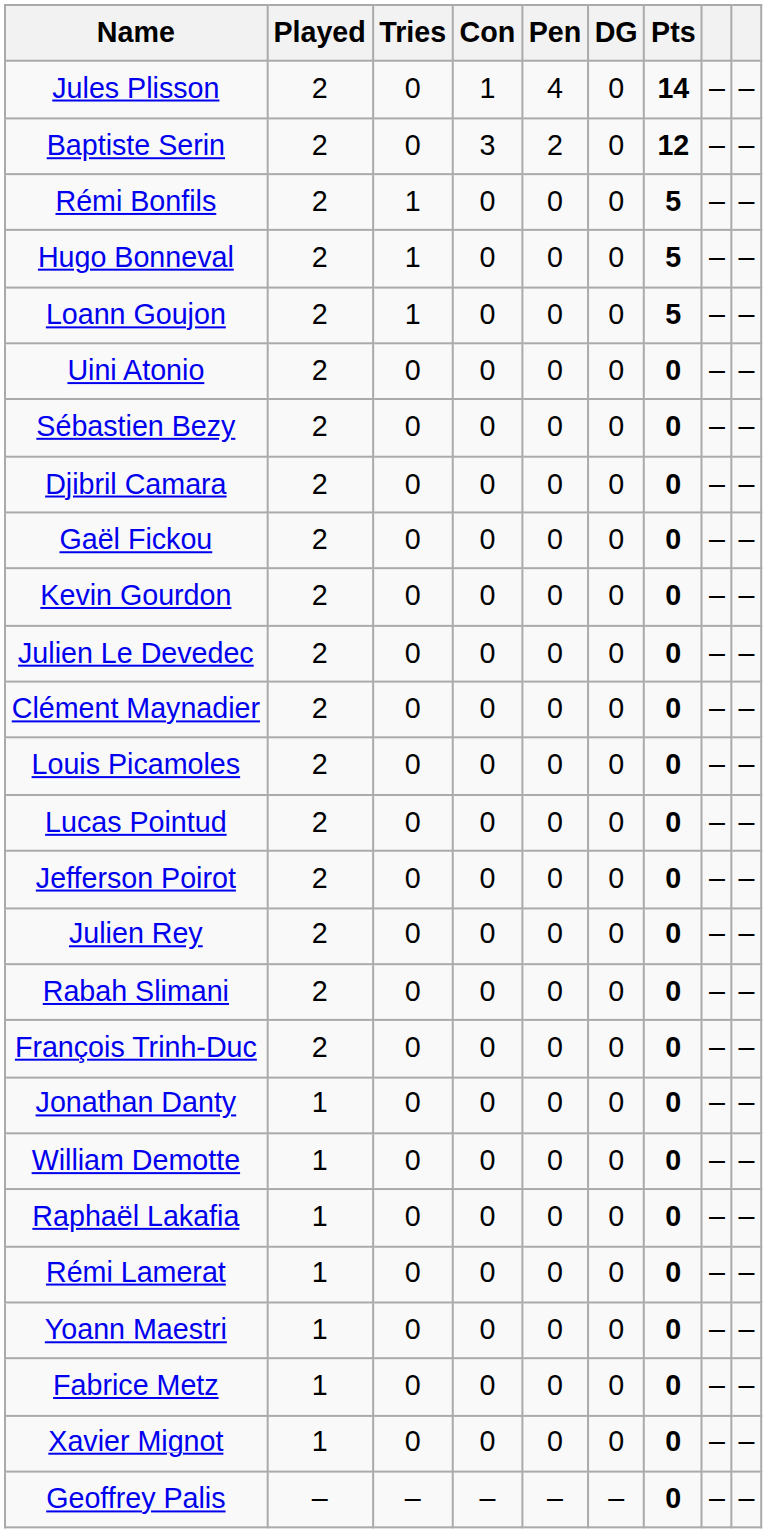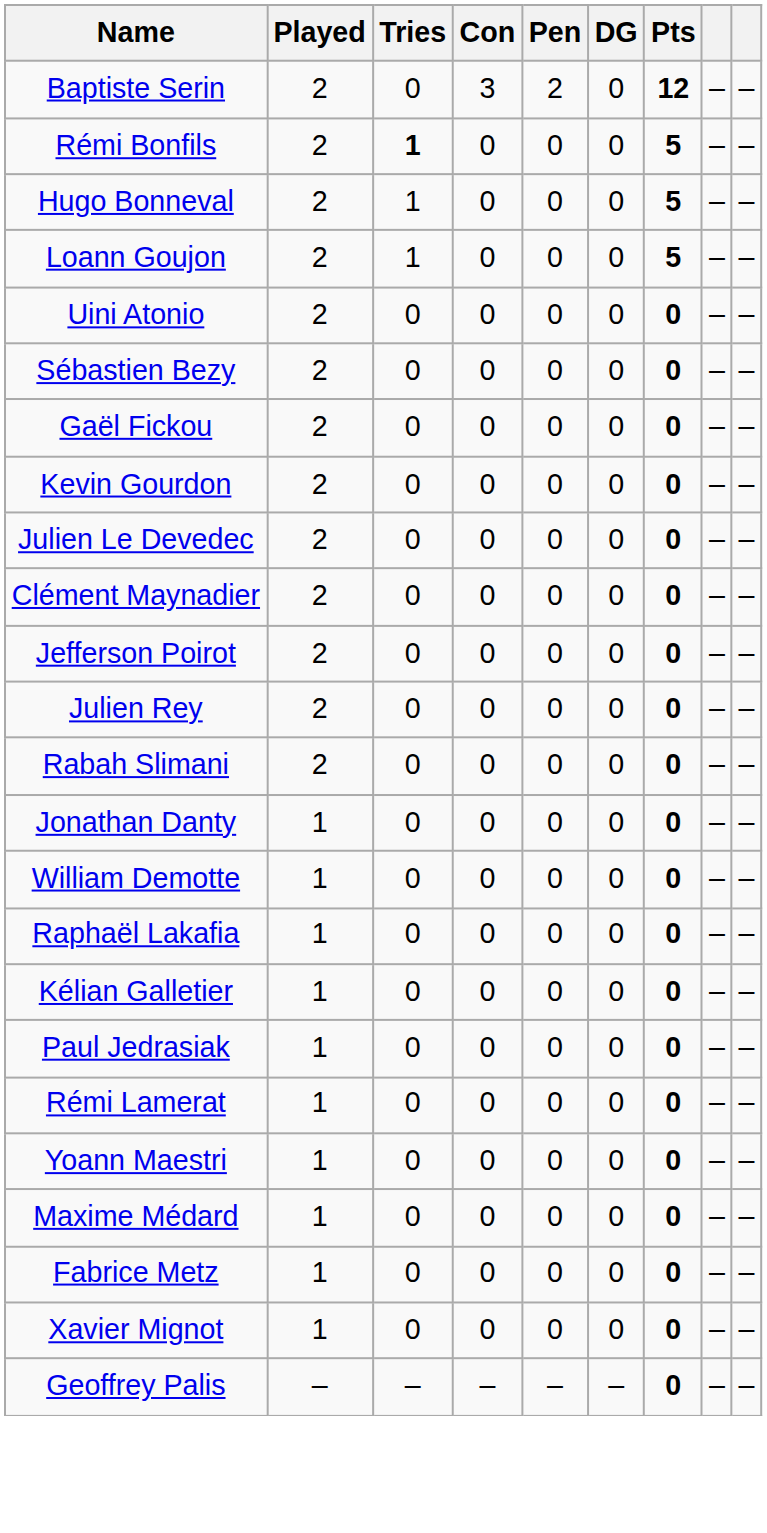- row: (136, 88)
(413, 201) normal -> (413, 145) bold
- row: (136, 483)
- row: (136, 765)
- row: (136, 822)
- row: (136, 1047)
+ row: (136, 991)
+ row: (136, 1047)
+ row: (136, 1216)
